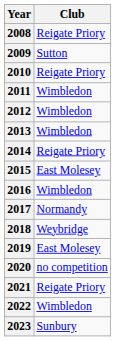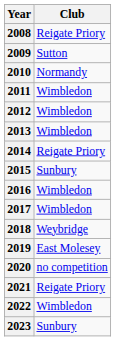(71, 72) Reigate Priory -> (62, 72) Normandy
(69, 170) East Molesey -> (57, 170) Sunbury
(62, 209) Normandy -> (64, 209) Wimbledon
